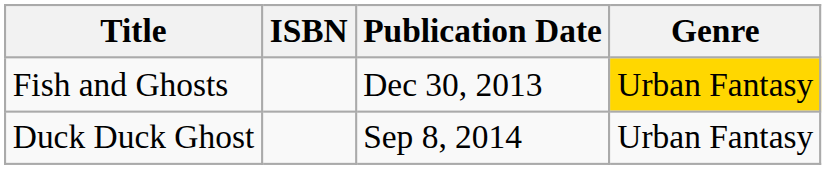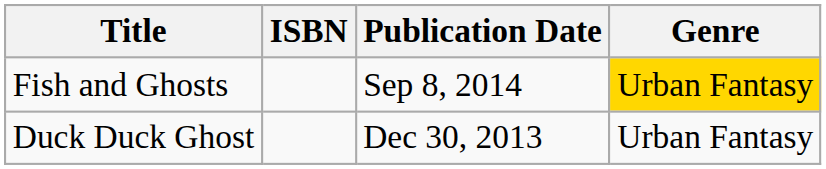(453, 84) Dec 30, 2013 -> (443, 84) Sep 8, 2014
(443, 137) Sep 8, 2014 -> (453, 137) Dec 30, 2013
